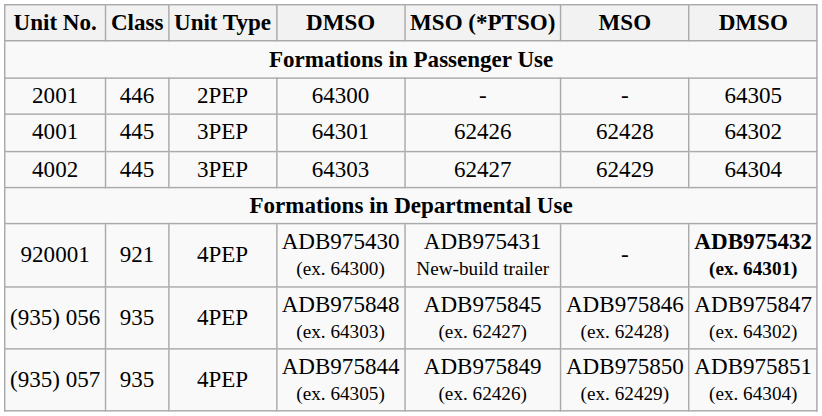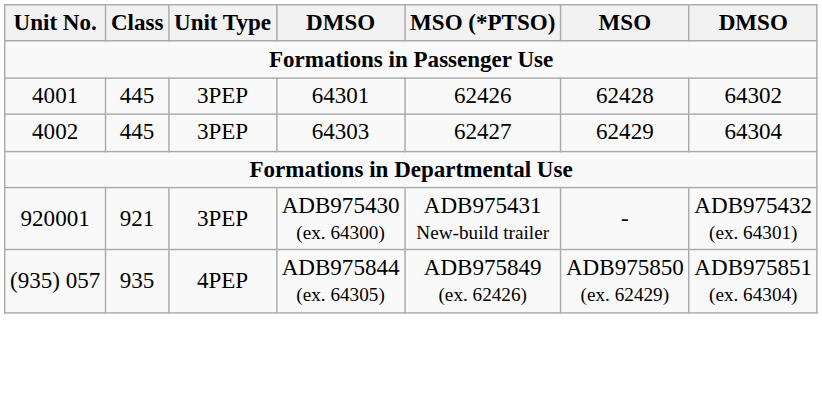- row: (341, 95)
(223, 254) 4PEP -> (223, 218) 3PEP
(753, 254) bold -> (753, 218) normal
- row: (341, 317)
